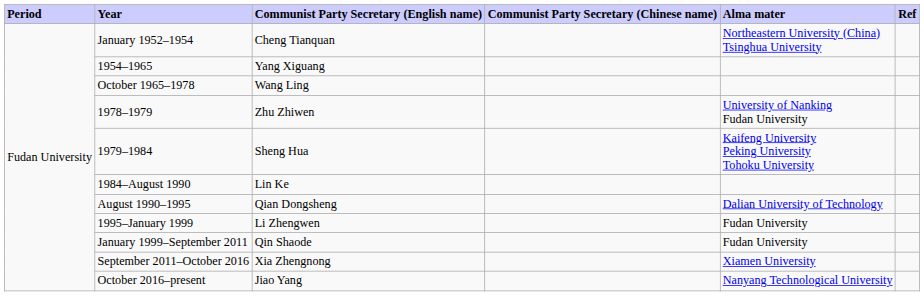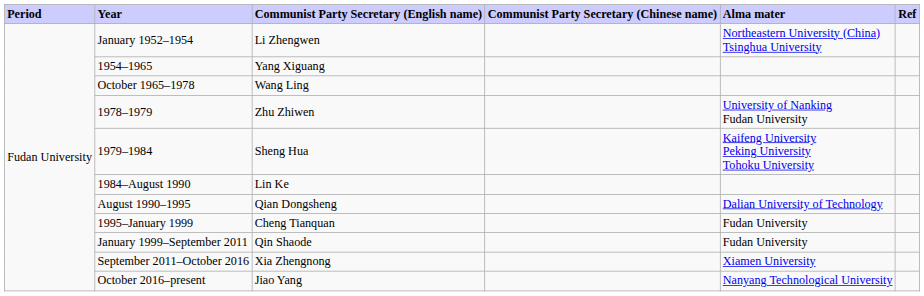(295, 40) Cheng Tianquan -> (287, 40) Li Zhengwen
(287, 223) Li Zhengwen -> (295, 223) Cheng Tianquan
